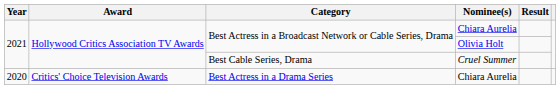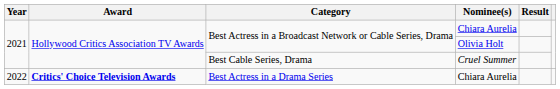(17, 76) 2020 -> (17, 76) 2022
(100, 76) normal -> (103, 76) bold
